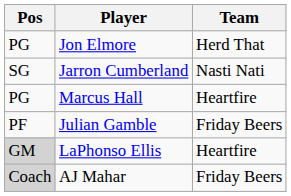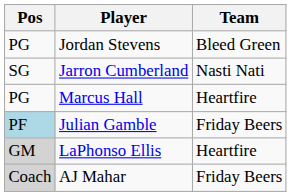+ row: (110, 44)
- row: (98, 44)
(18, 124) no background -> (18, 124) lightblue background
